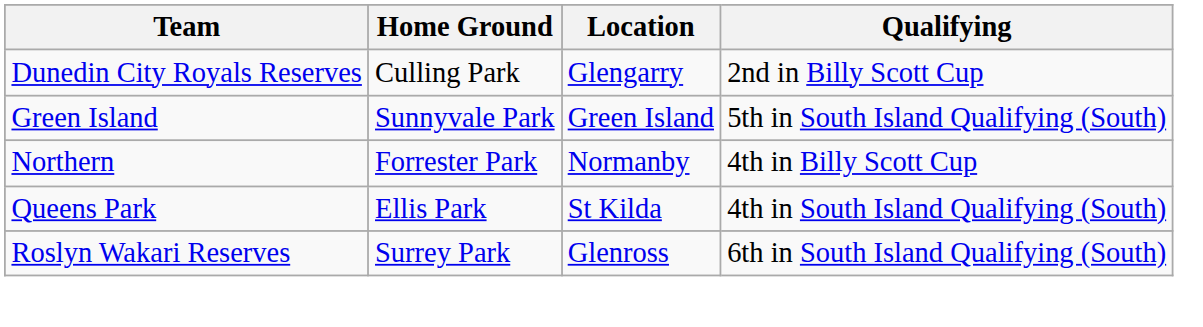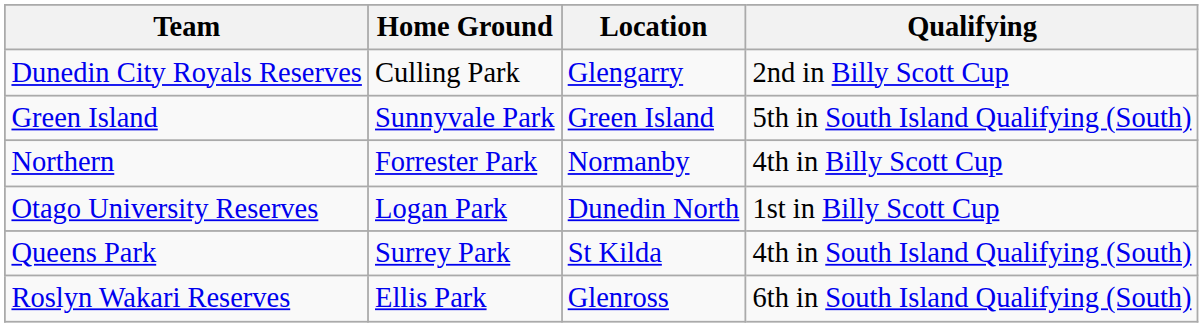+ row: (165, 207)
(431, 207) Ellis Park -> (443, 252) Surrey Park
(443, 252) Surrey Park -> (431, 298) Ellis Park
